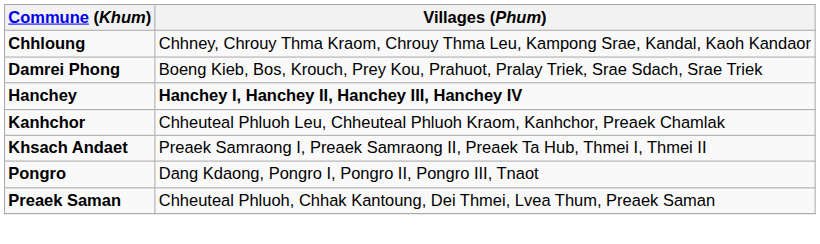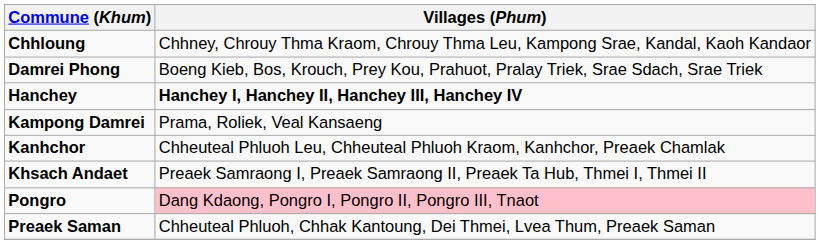+ row: (77, 122)
(349, 174) no background -> (349, 200) pink background
